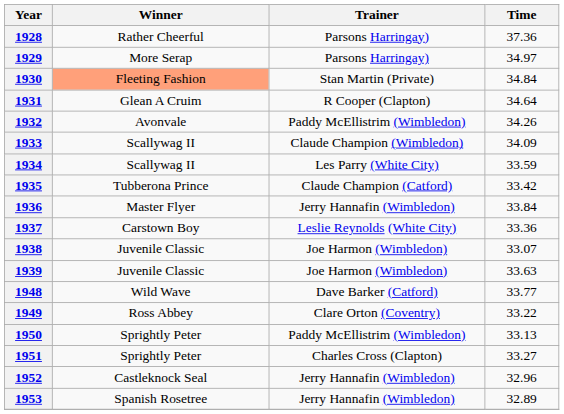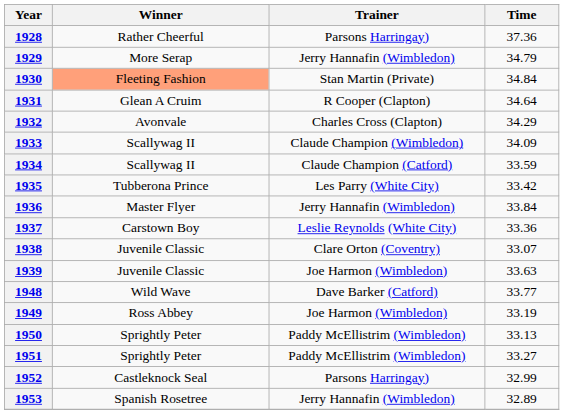(377, 57) Parsons Harringay) -> (377, 57) Jerry Hannafin (Wimbledon)
(522, 57) 34.97 -> (522, 57) 34.79
(377, 121) Paddy McEllistrim (Wimbledon) -> (377, 121) Charles Cross (Clapton)
(522, 121) 34.26 -> (522, 121) 34.29
(377, 164) Les Parry (White City) -> (377, 164) Claude Champion (Catford)
(377, 185) Claude Champion (Catford) -> (377, 185) Les Parry (White City)
(377, 249) Joe Harmon (Wimbledon) -> (377, 249) Clare Orton (Coventry)
(377, 313) Clare Orton (Coventry) -> (377, 313) Joe Harmon (Wimbledon)
(522, 313) 33.22 -> (522, 313) 33.19
(377, 356) Charles Cross (Clapton) -> (377, 356) Paddy McEllistrim (Wimbledon)
(377, 377) Jerry Hannafin (Wimbledon) -> (377, 377) Parsons Harringay)
(522, 377) 32.96 -> (522, 377) 32.99
